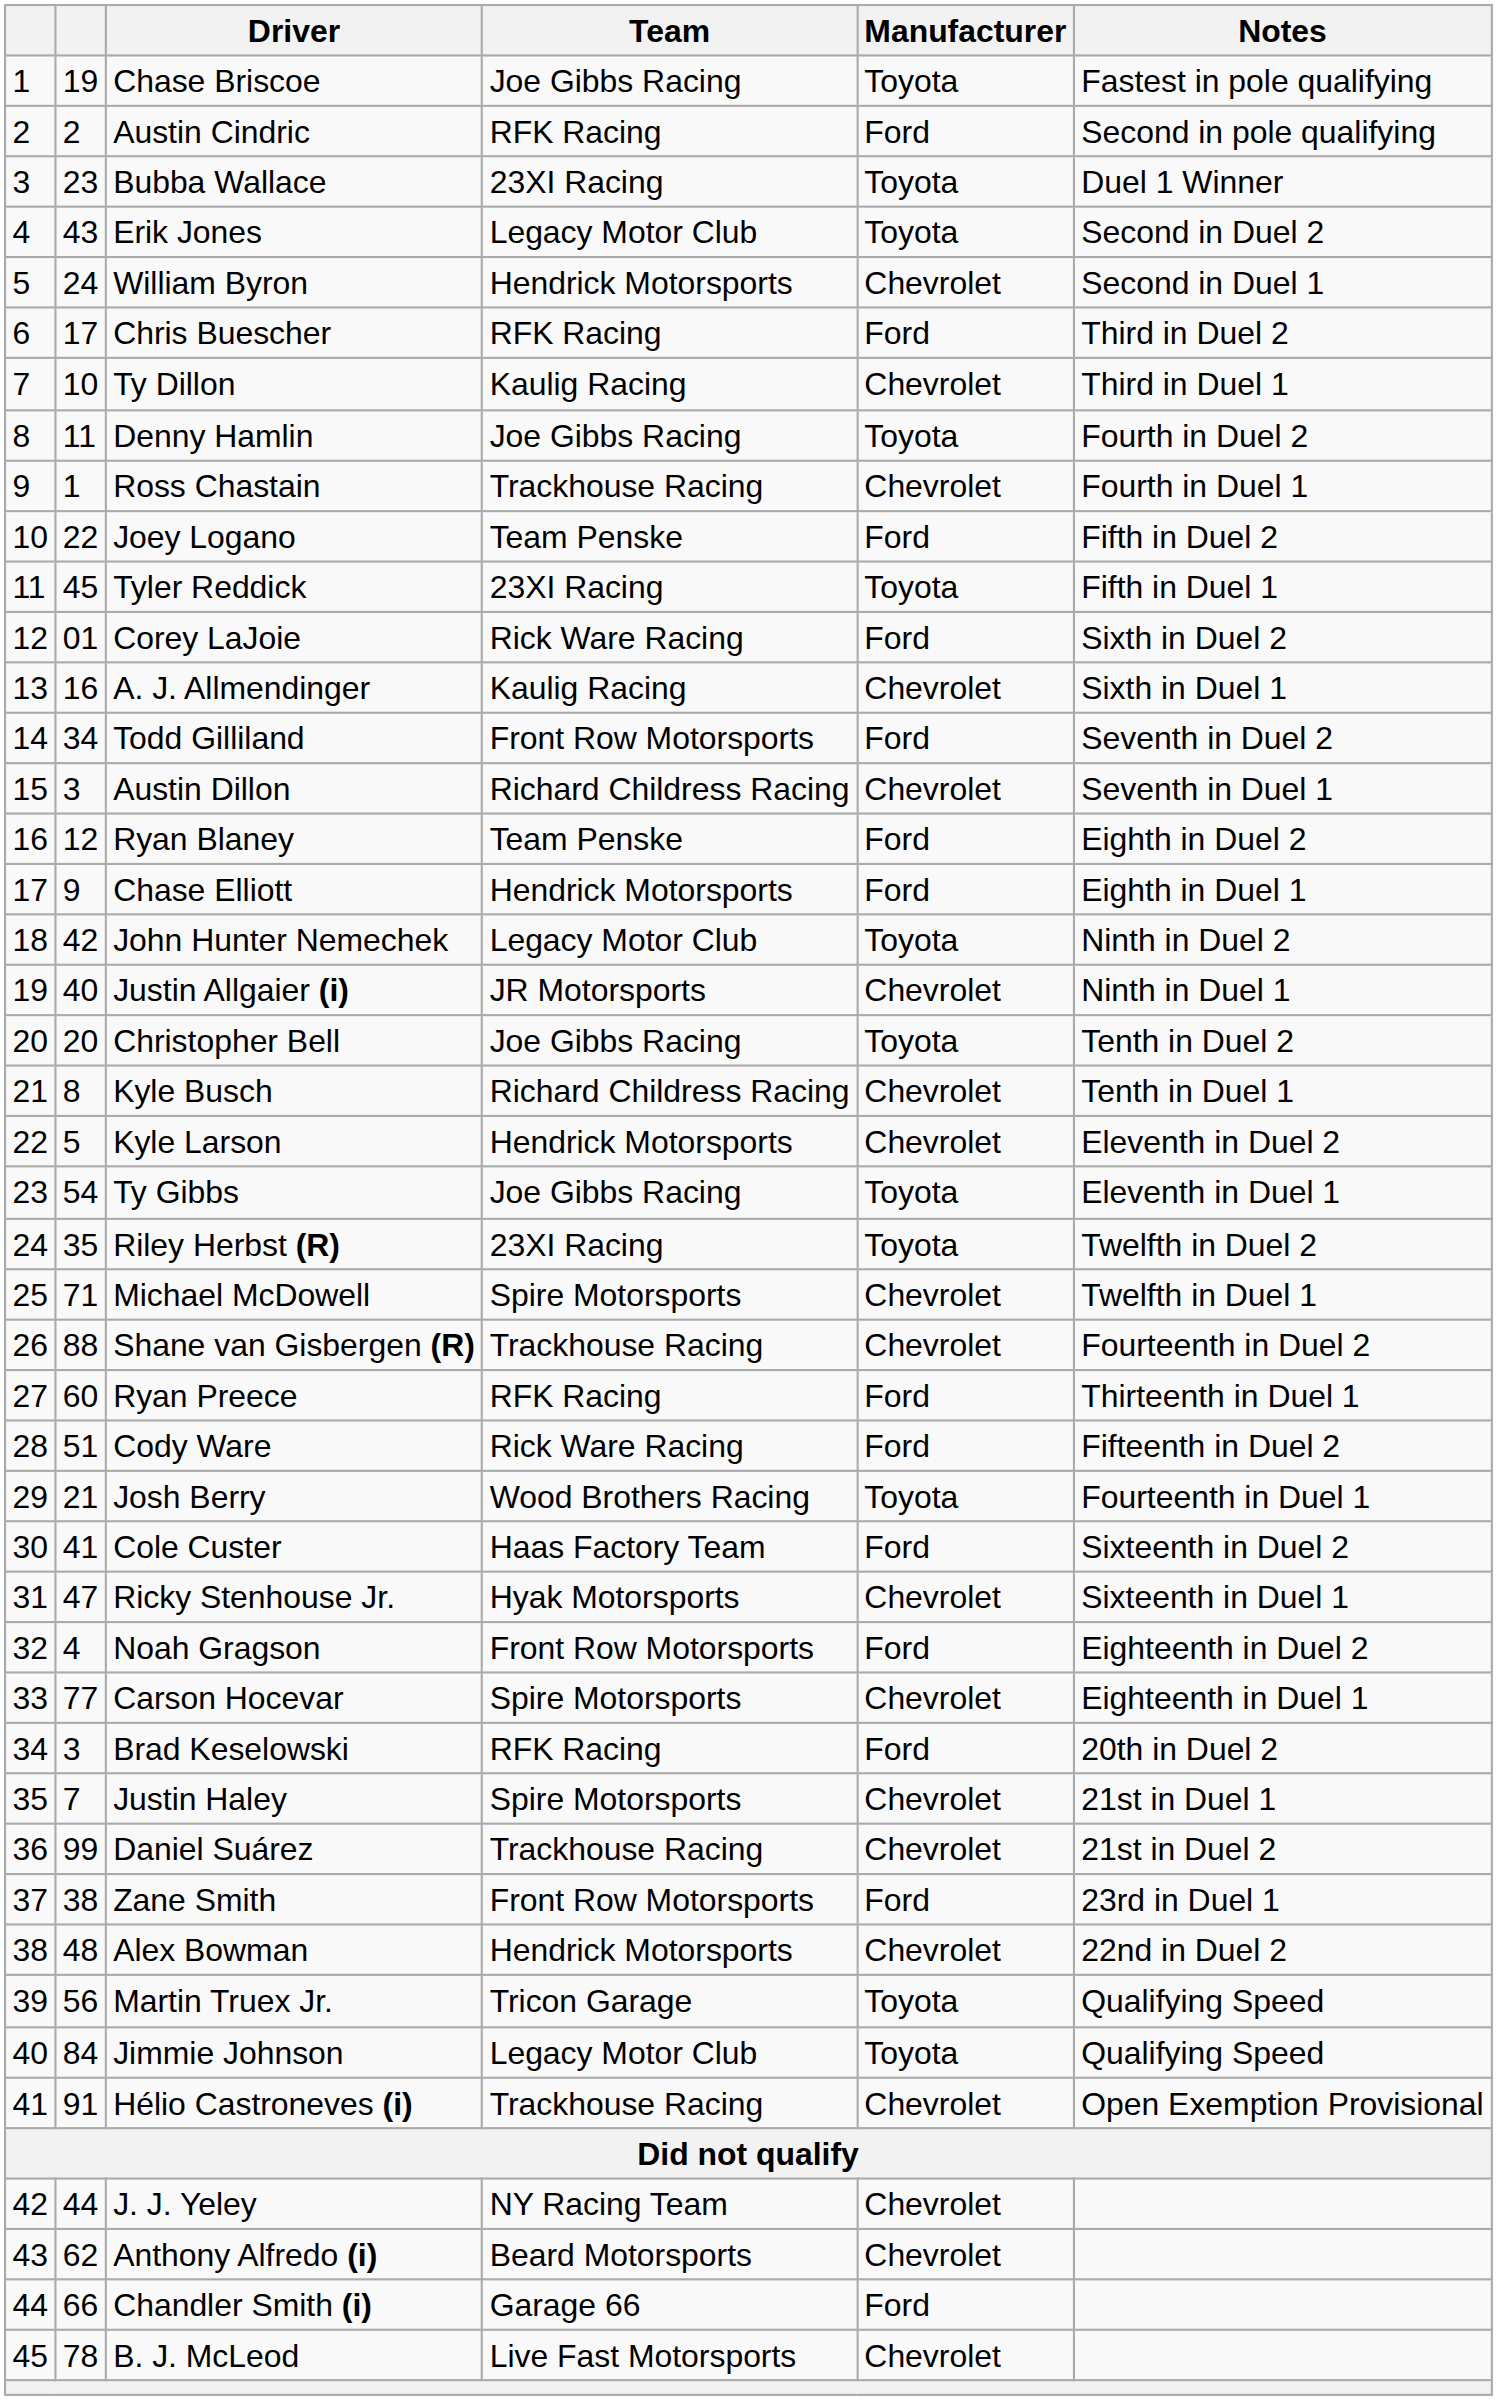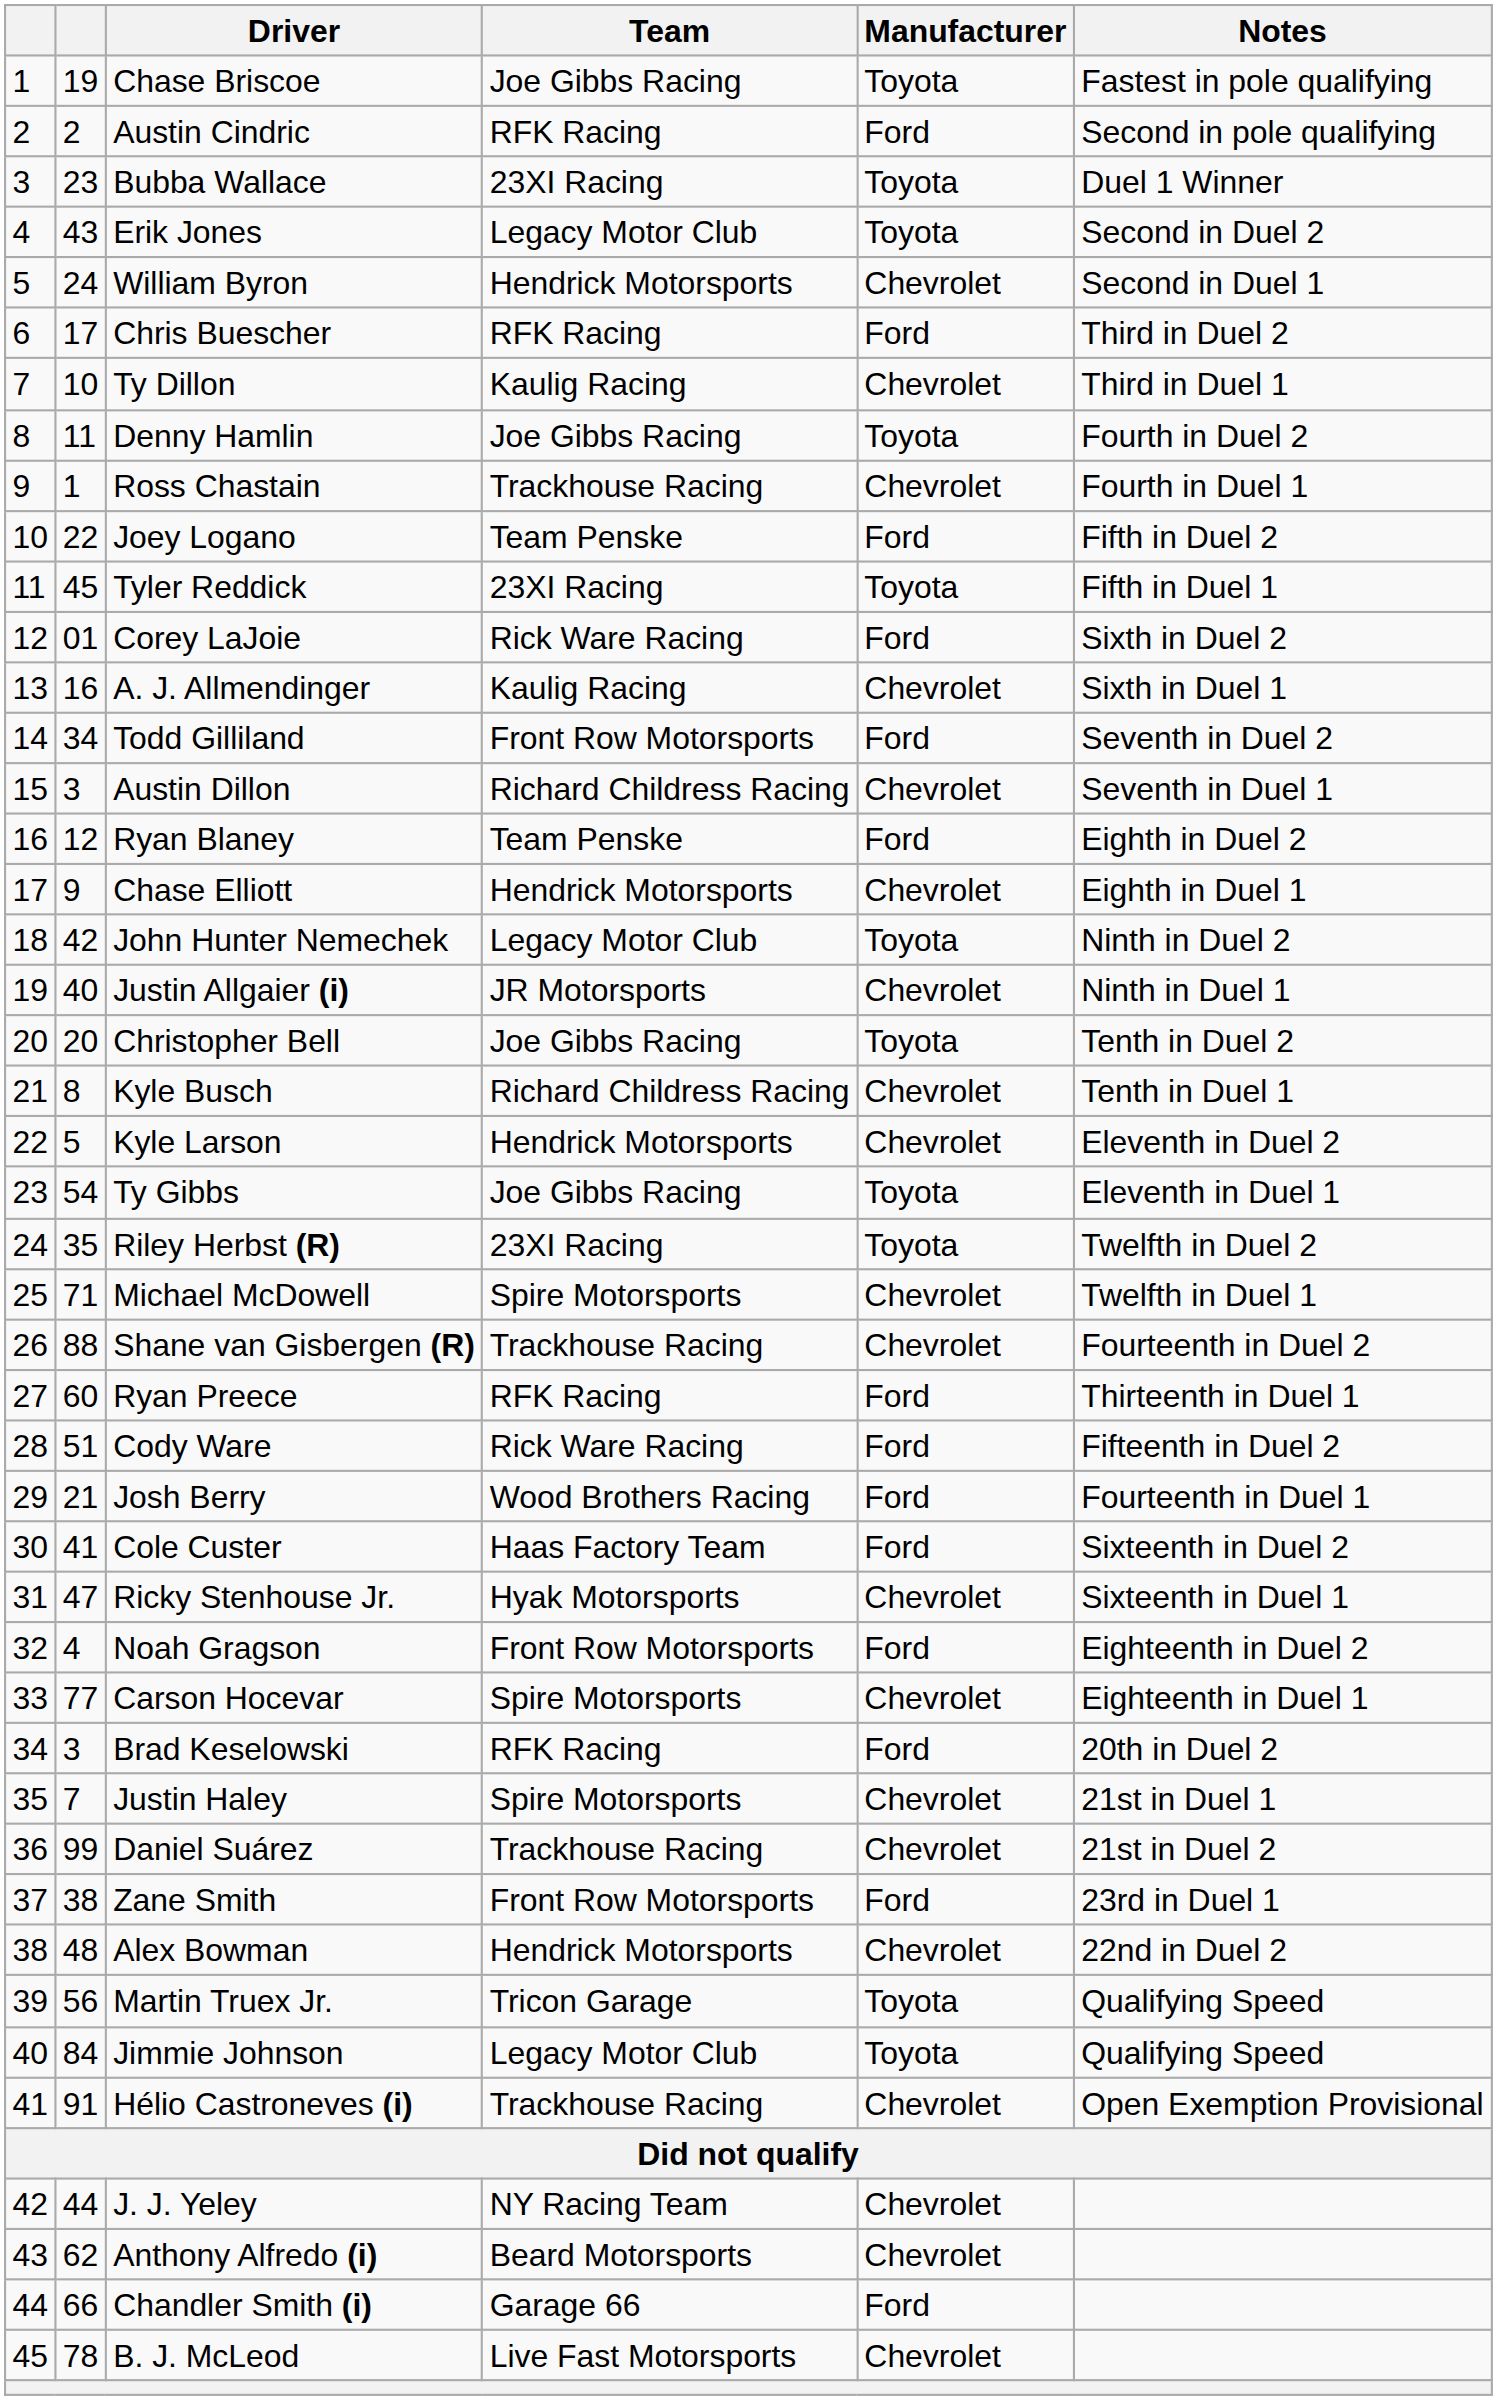(897, 890) Ford -> (933, 890) Chevrolet
(911, 1496) Toyota -> (897, 1496) Ford
